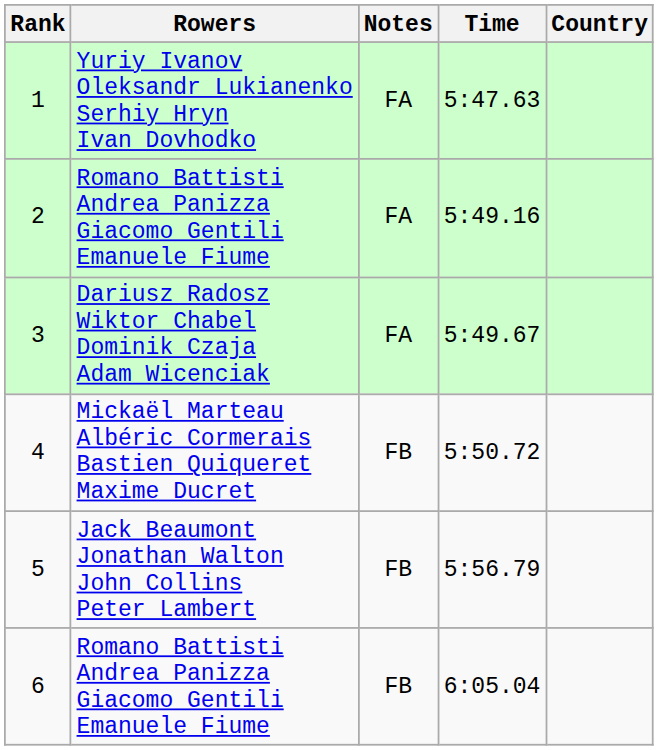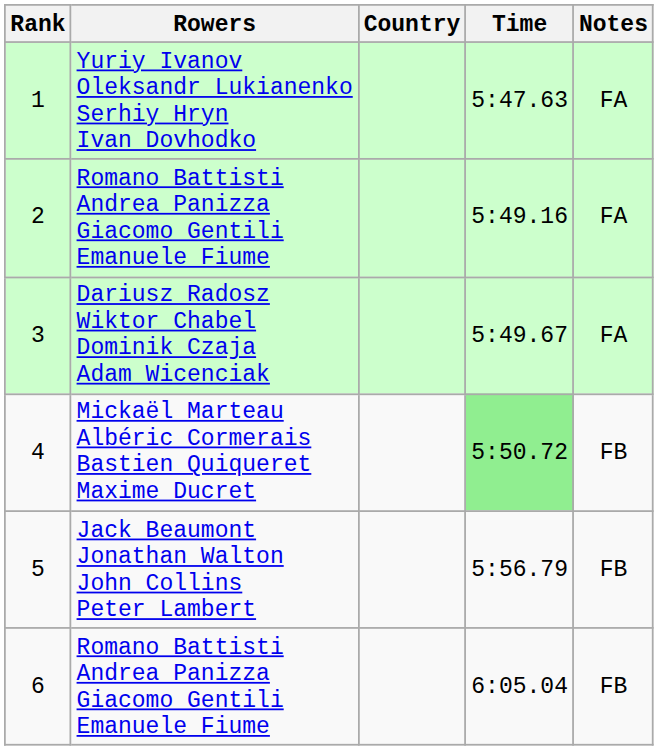columns swapped: (600, 24) <-> (398, 24)
(492, 452) no background -> (520, 452) lightgreen background
